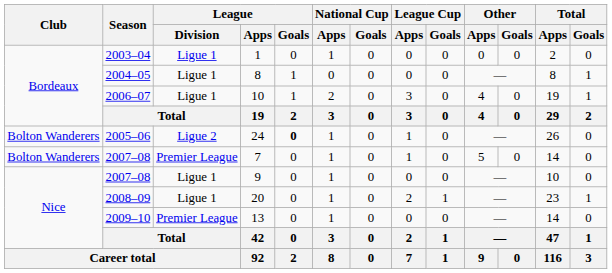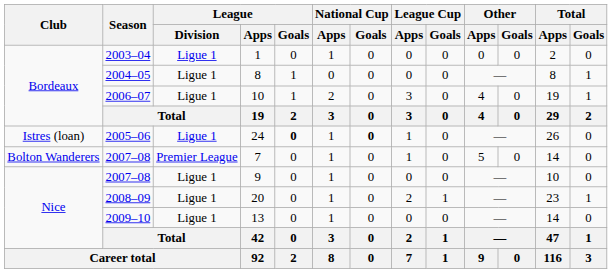(53, 136) Bolton Wanderers -> (53, 136) Istres (loan)
(197, 136) Ligue 2 -> (197, 136) Ligue 1
(371, 136) normal -> (371, 136) bold
(197, 217) Premier League -> (197, 217) Ligue 1
